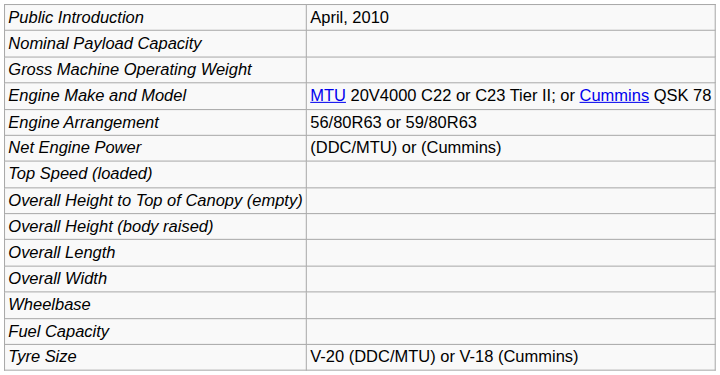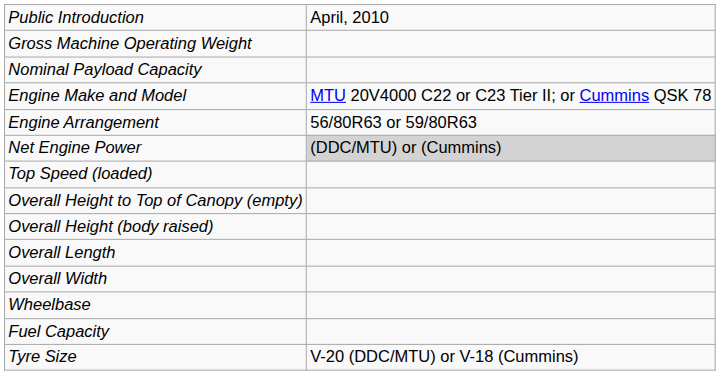rows swapped: (105, 43) <-> (130, 69)
(406, 148) no background -> (406, 148) lightgrey background
